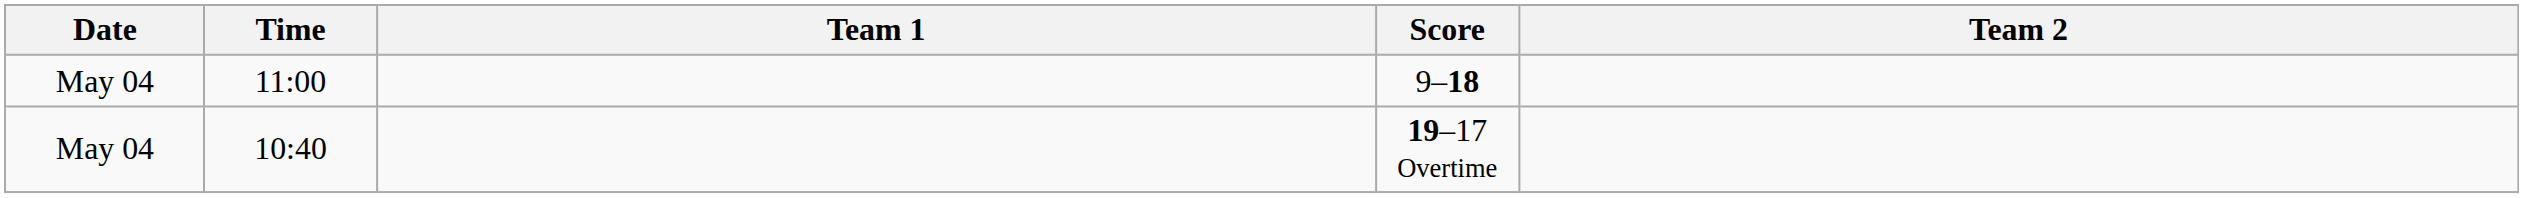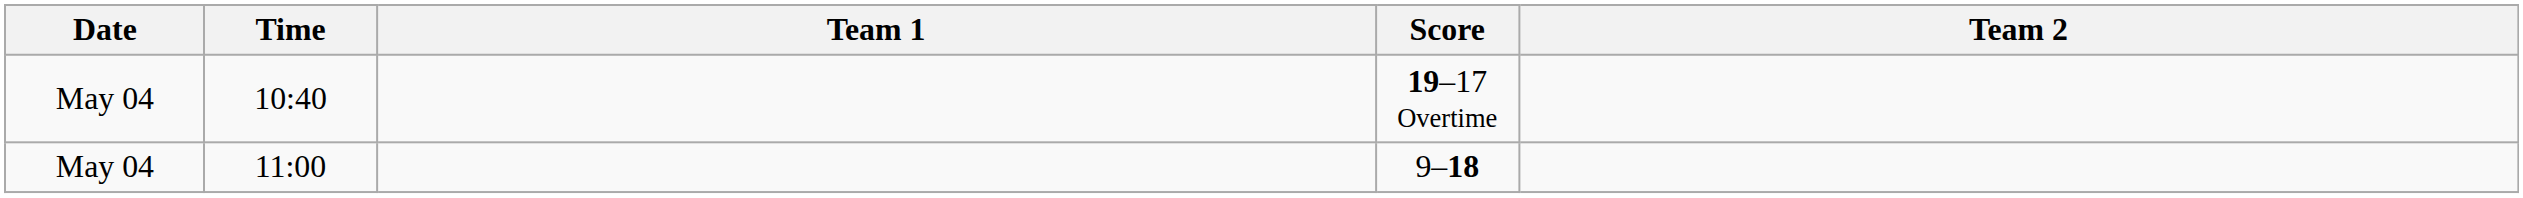rows swapped: (1447, 148) <-> (1447, 80)
